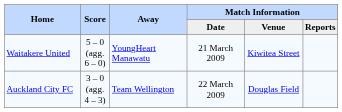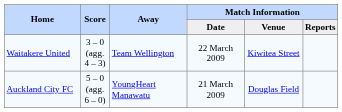(95, 53) 5 – 0 (agg. 6 – 0) -> (95, 53) 3 – 0 (agg. 4 – 3)
(134, 53) YoungHeart Manawatu -> (143, 53) Team Wellington
(216, 53) 21 March 2009 -> (216, 53) 22 March 2009
(95, 89) 3 – 0 (agg. 4 – 3) -> (95, 89) 5 – 0 (agg. 6 – 0)
(143, 89) Team Wellington -> (134, 89) YoungHeart Manawatu
(216, 89) 22 March 2009 -> (216, 89) 21 March 2009
